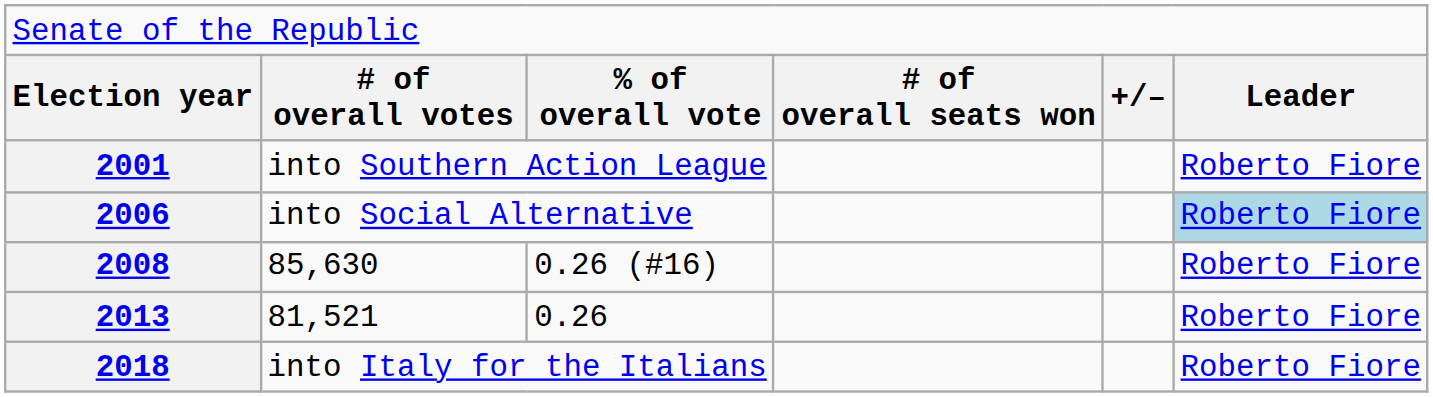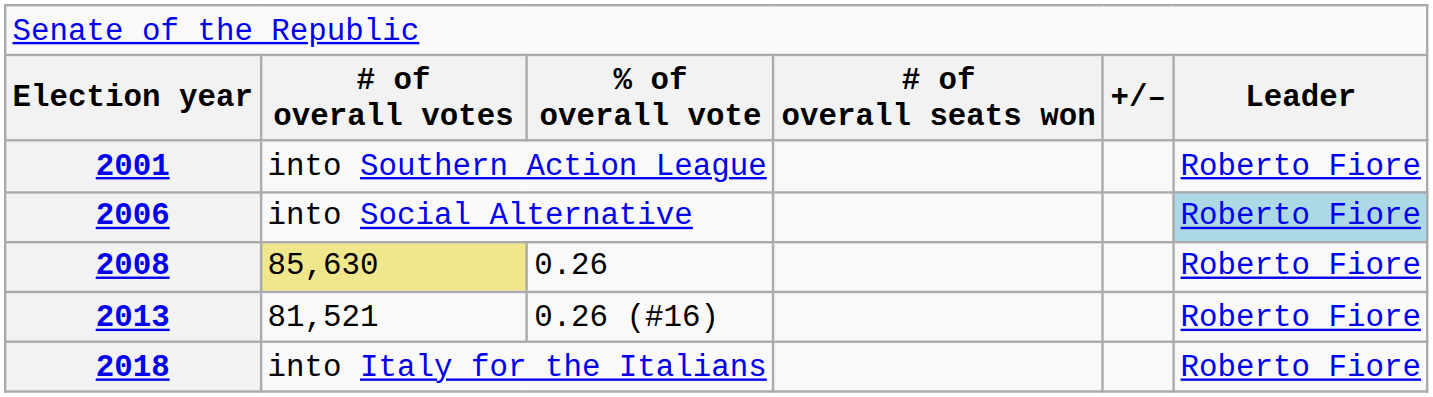(323, 267) no background -> (323, 267) khaki background
(627, 267) 0.26 (#16) -> (571, 267) 0.26
(571, 317) 0.26 -> (627, 317) 0.26 (#16)
